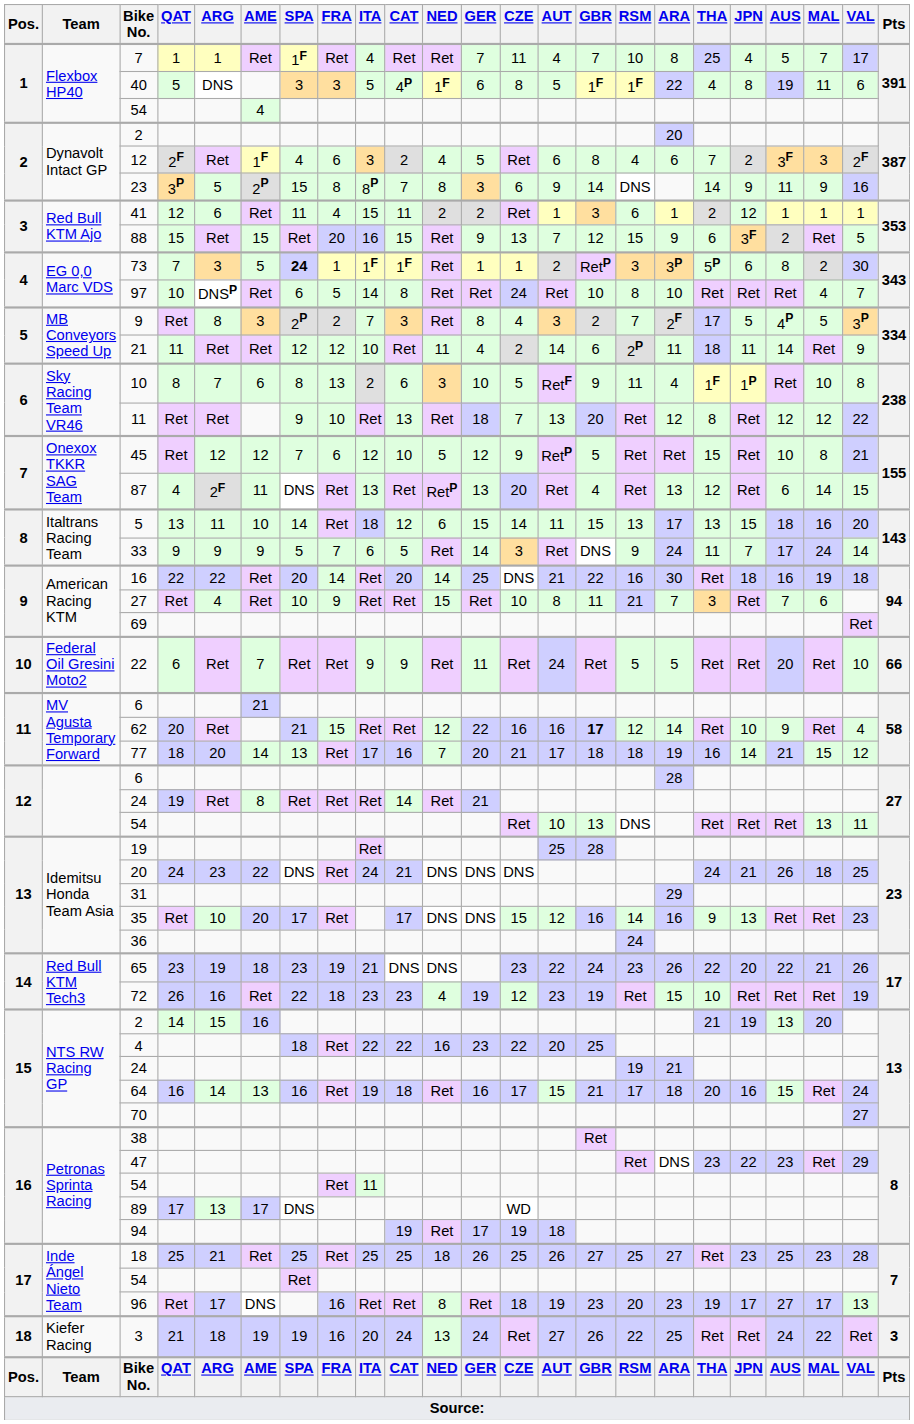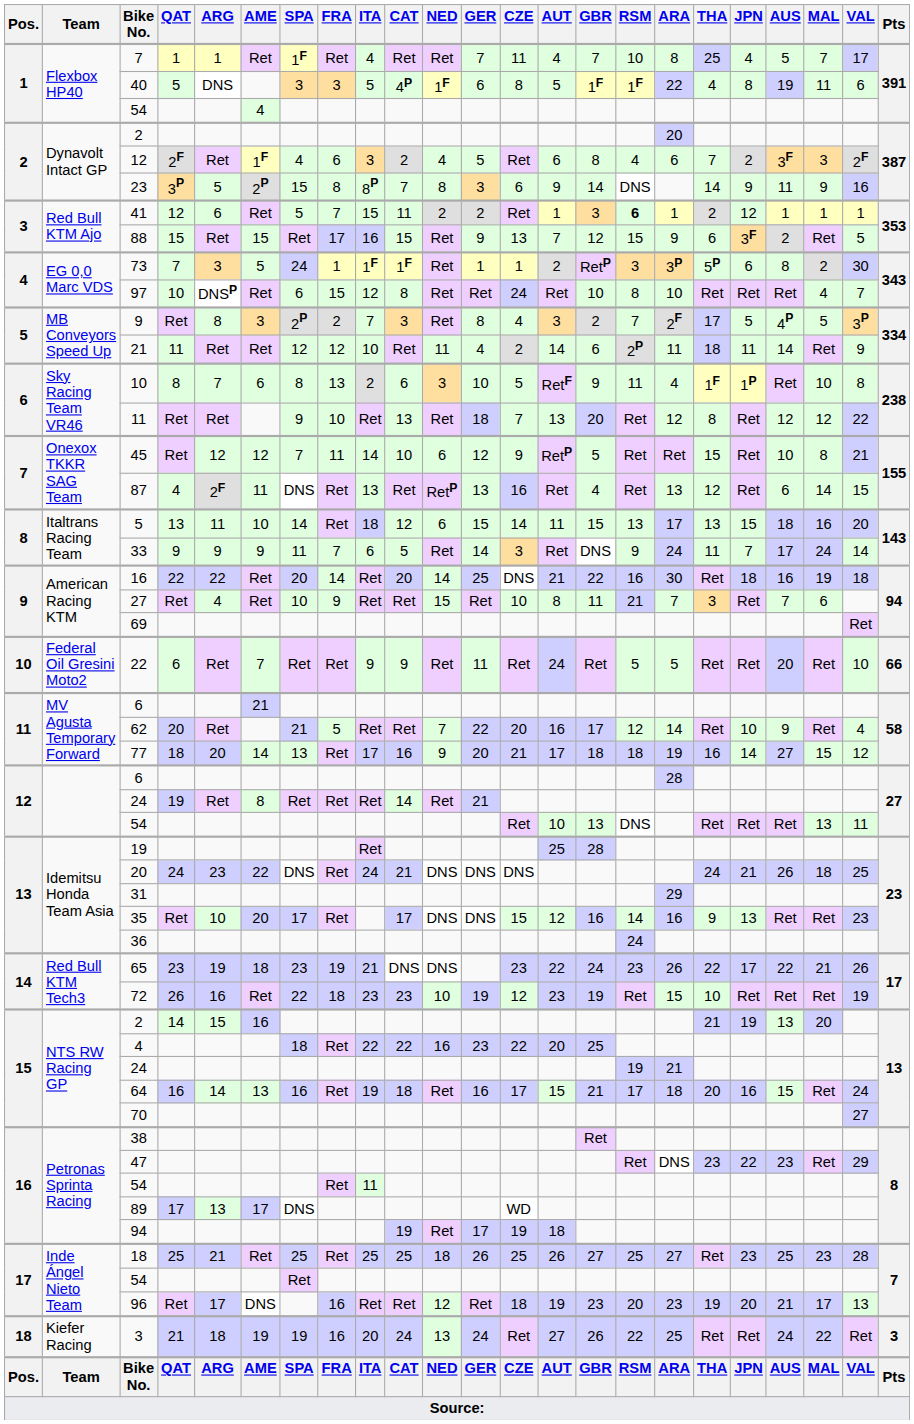(299, 212) 11 -> (299, 212) 5
(337, 212) 4 -> (337, 212) 7
(635, 212) normal -> (635, 212) bold
(337, 238) 20 -> (337, 238) 17
(299, 266) bold -> (299, 266) normal
(337, 293) 5 -> (337, 293) 15
(370, 293) 14 -> (370, 293) 12
(337, 455) 6 -> (337, 455) 11
(370, 455) 12 -> (370, 455) 14
(442, 455) 5 -> (442, 455) 6
(519, 490) 20 -> (519, 490) 16
(299, 551) 5 -> (299, 551) 11
(337, 729) 15 -> (337, 729) 5
(442, 729) 12 -> (442, 729) 7
(519, 729) 16 -> (519, 729) 20
(595, 729) bold -> (595, 729) normal
(442, 753) 7 -> (442, 753) 9
(785, 753) 21 -> (785, 753) 27
(749, 967) 20 -> (749, 967) 17
(442, 995) 4 -> (442, 995) 10
(442, 1304) 8 -> (442, 1304) 12
(749, 1304) 17 -> (749, 1304) 20
(785, 1304) 27 -> (785, 1304) 21
